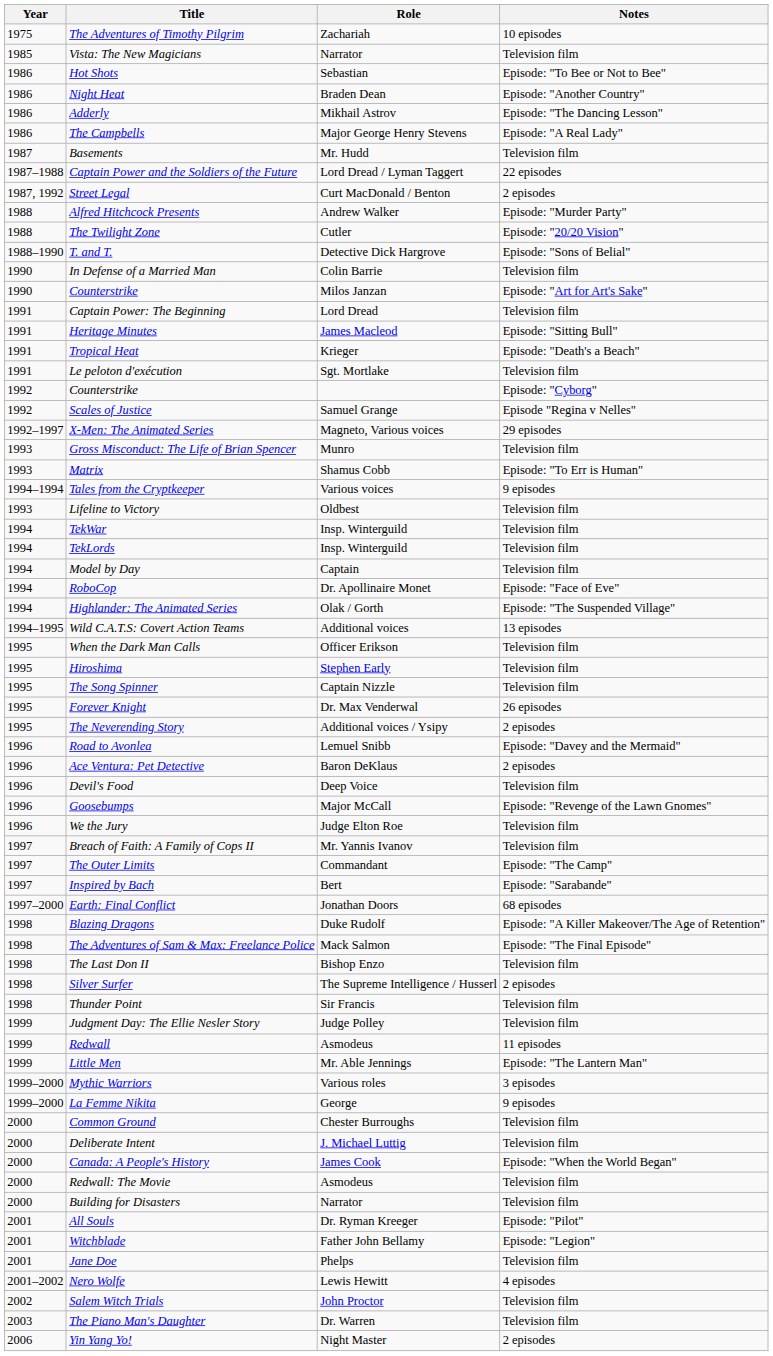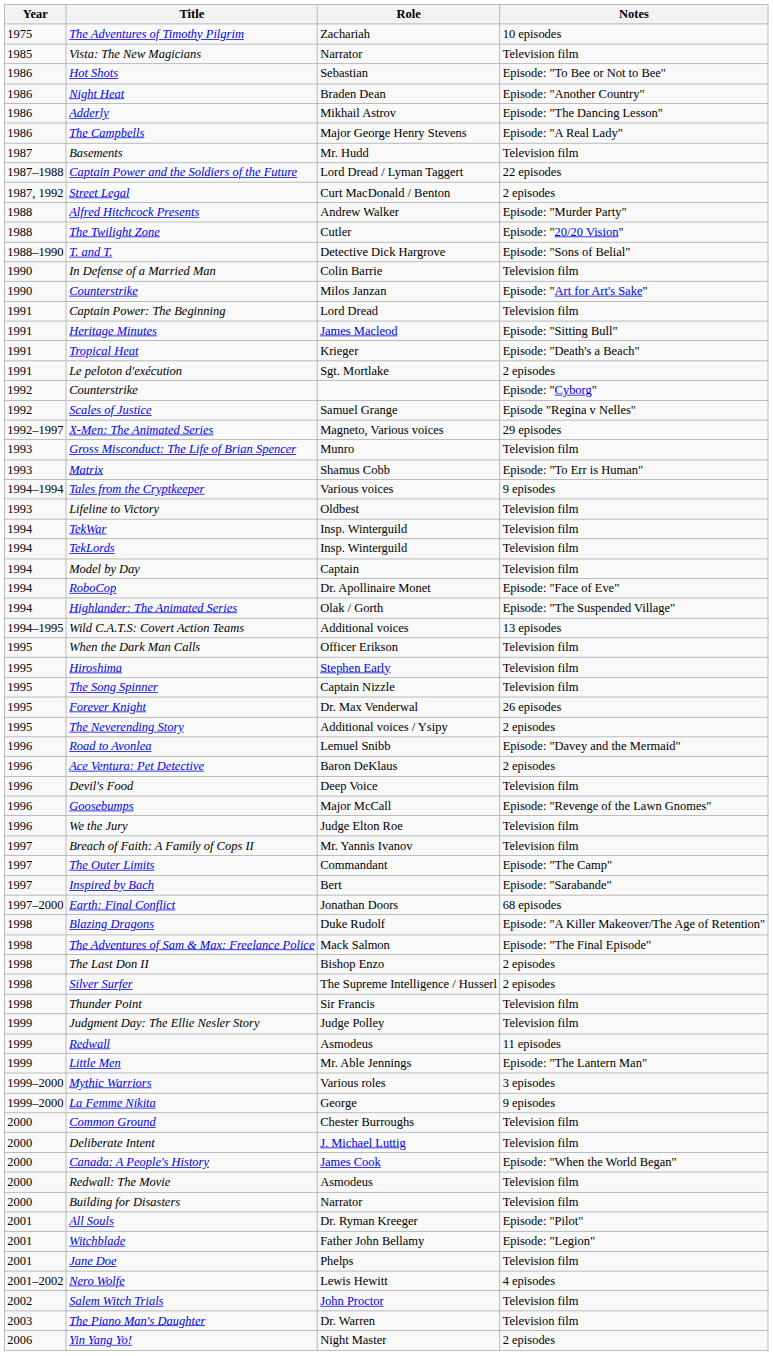(541, 370) Television film -> (529, 370) 2 episodes
(541, 964) Television film -> (529, 964) 2 episodes
